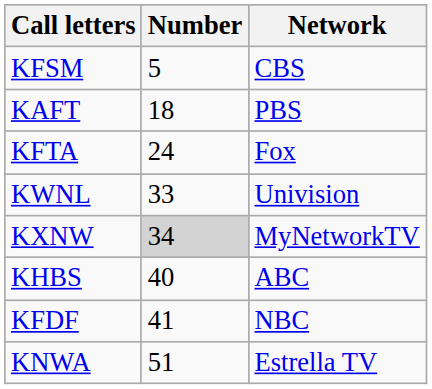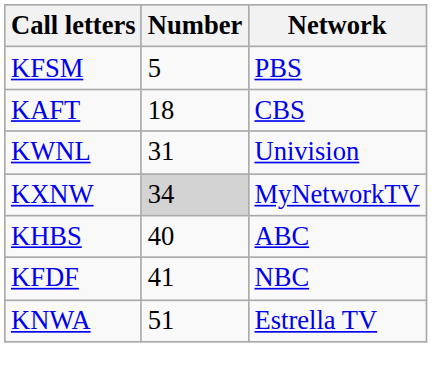(280, 67) CBS -> (278, 67) PBS
(278, 109) PBS -> (280, 109) CBS
- row: (45, 151)
(161, 194) 33 -> (161, 151) 31
